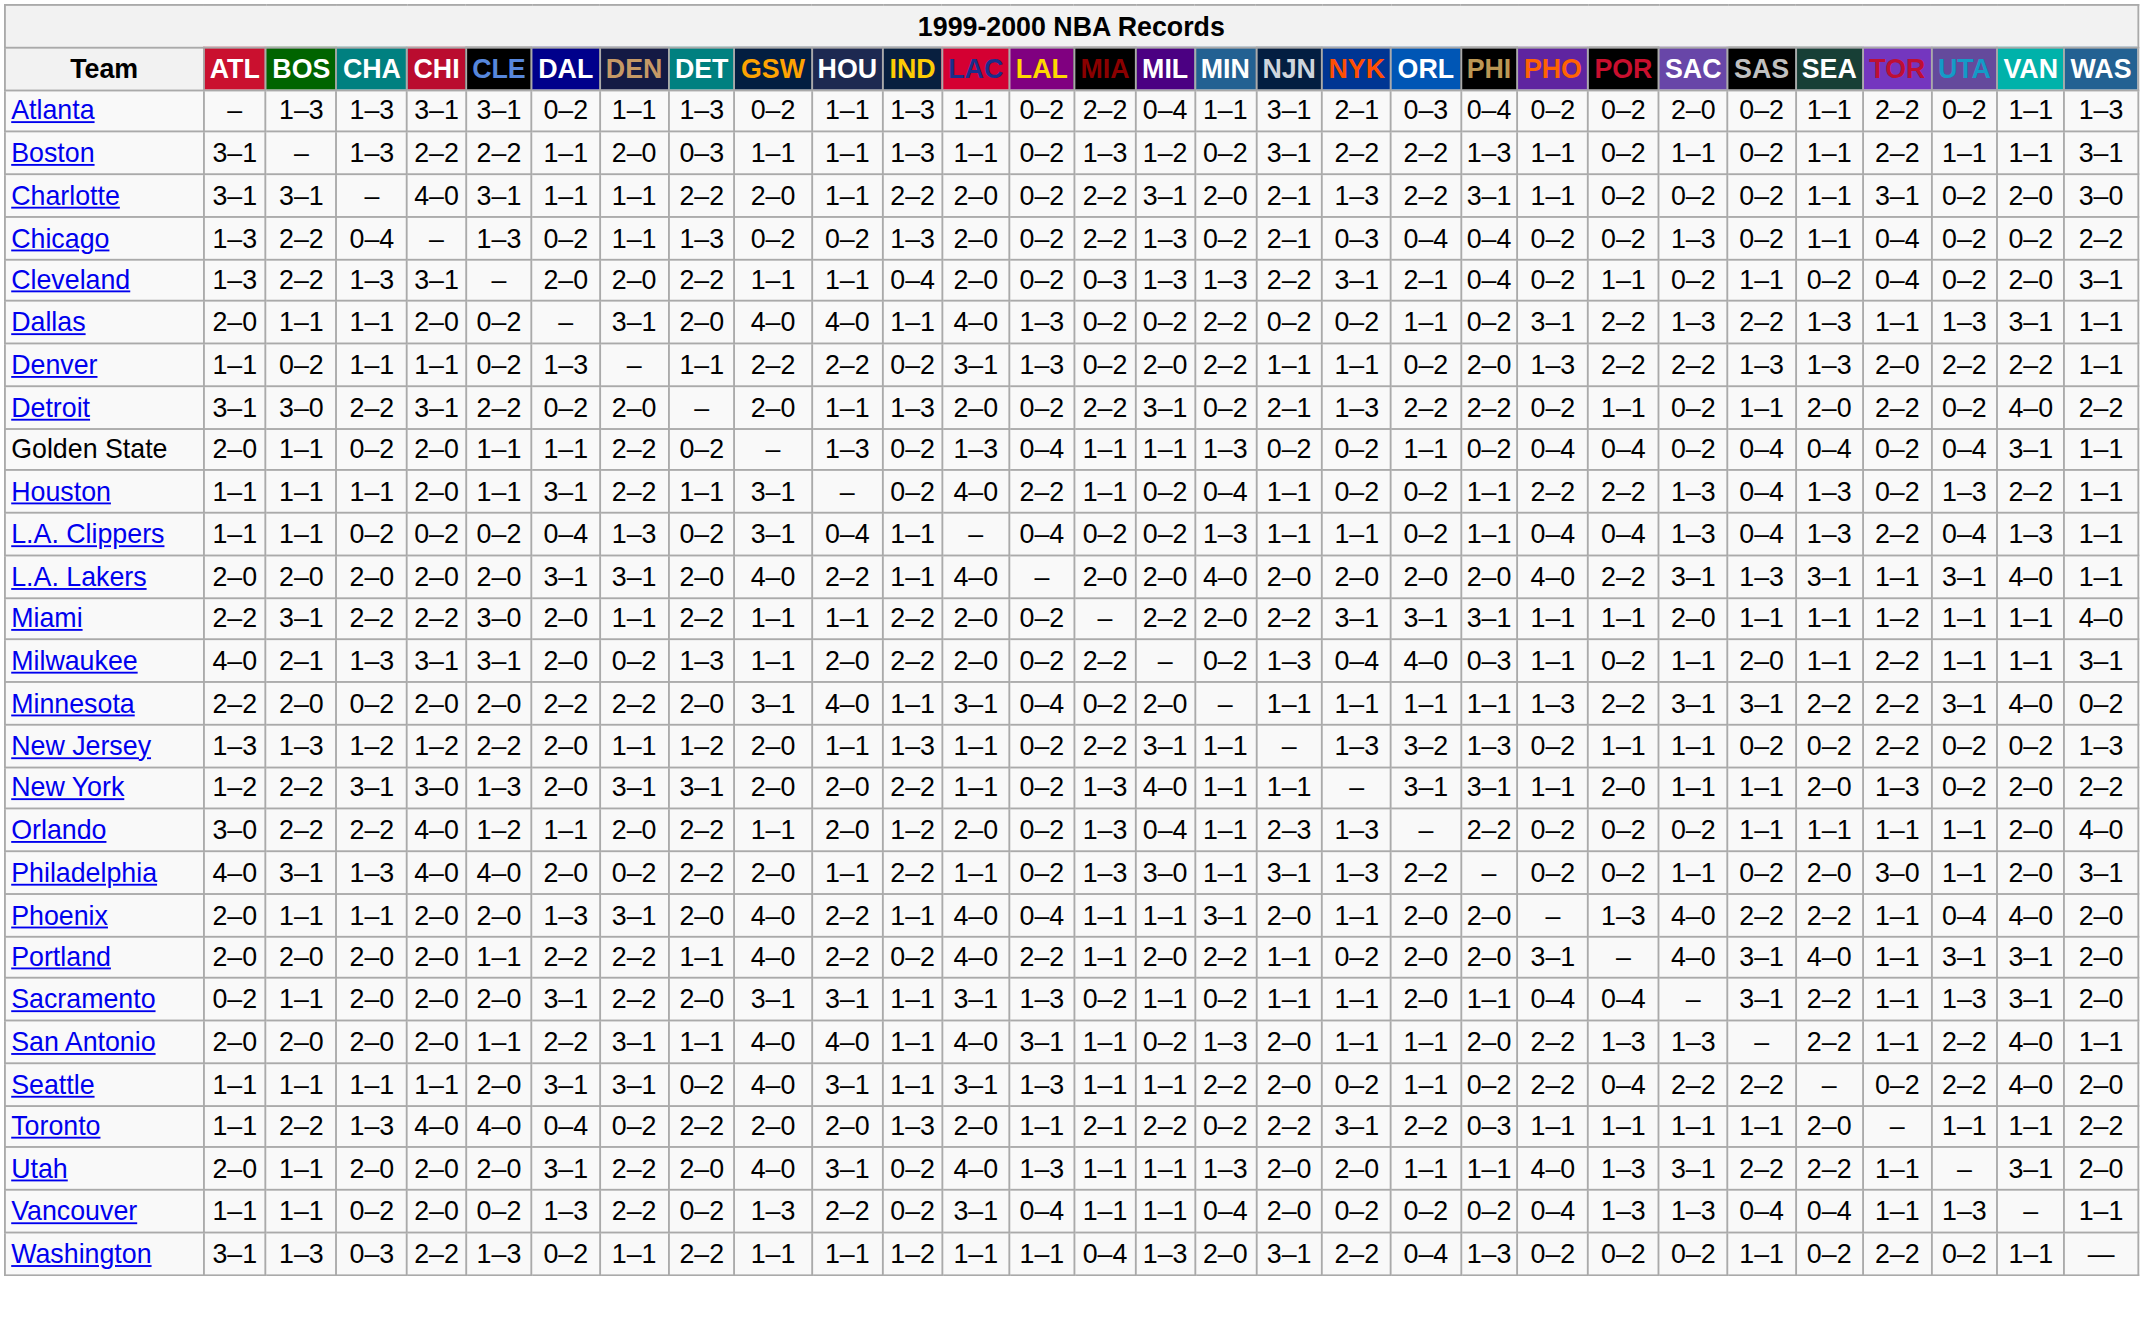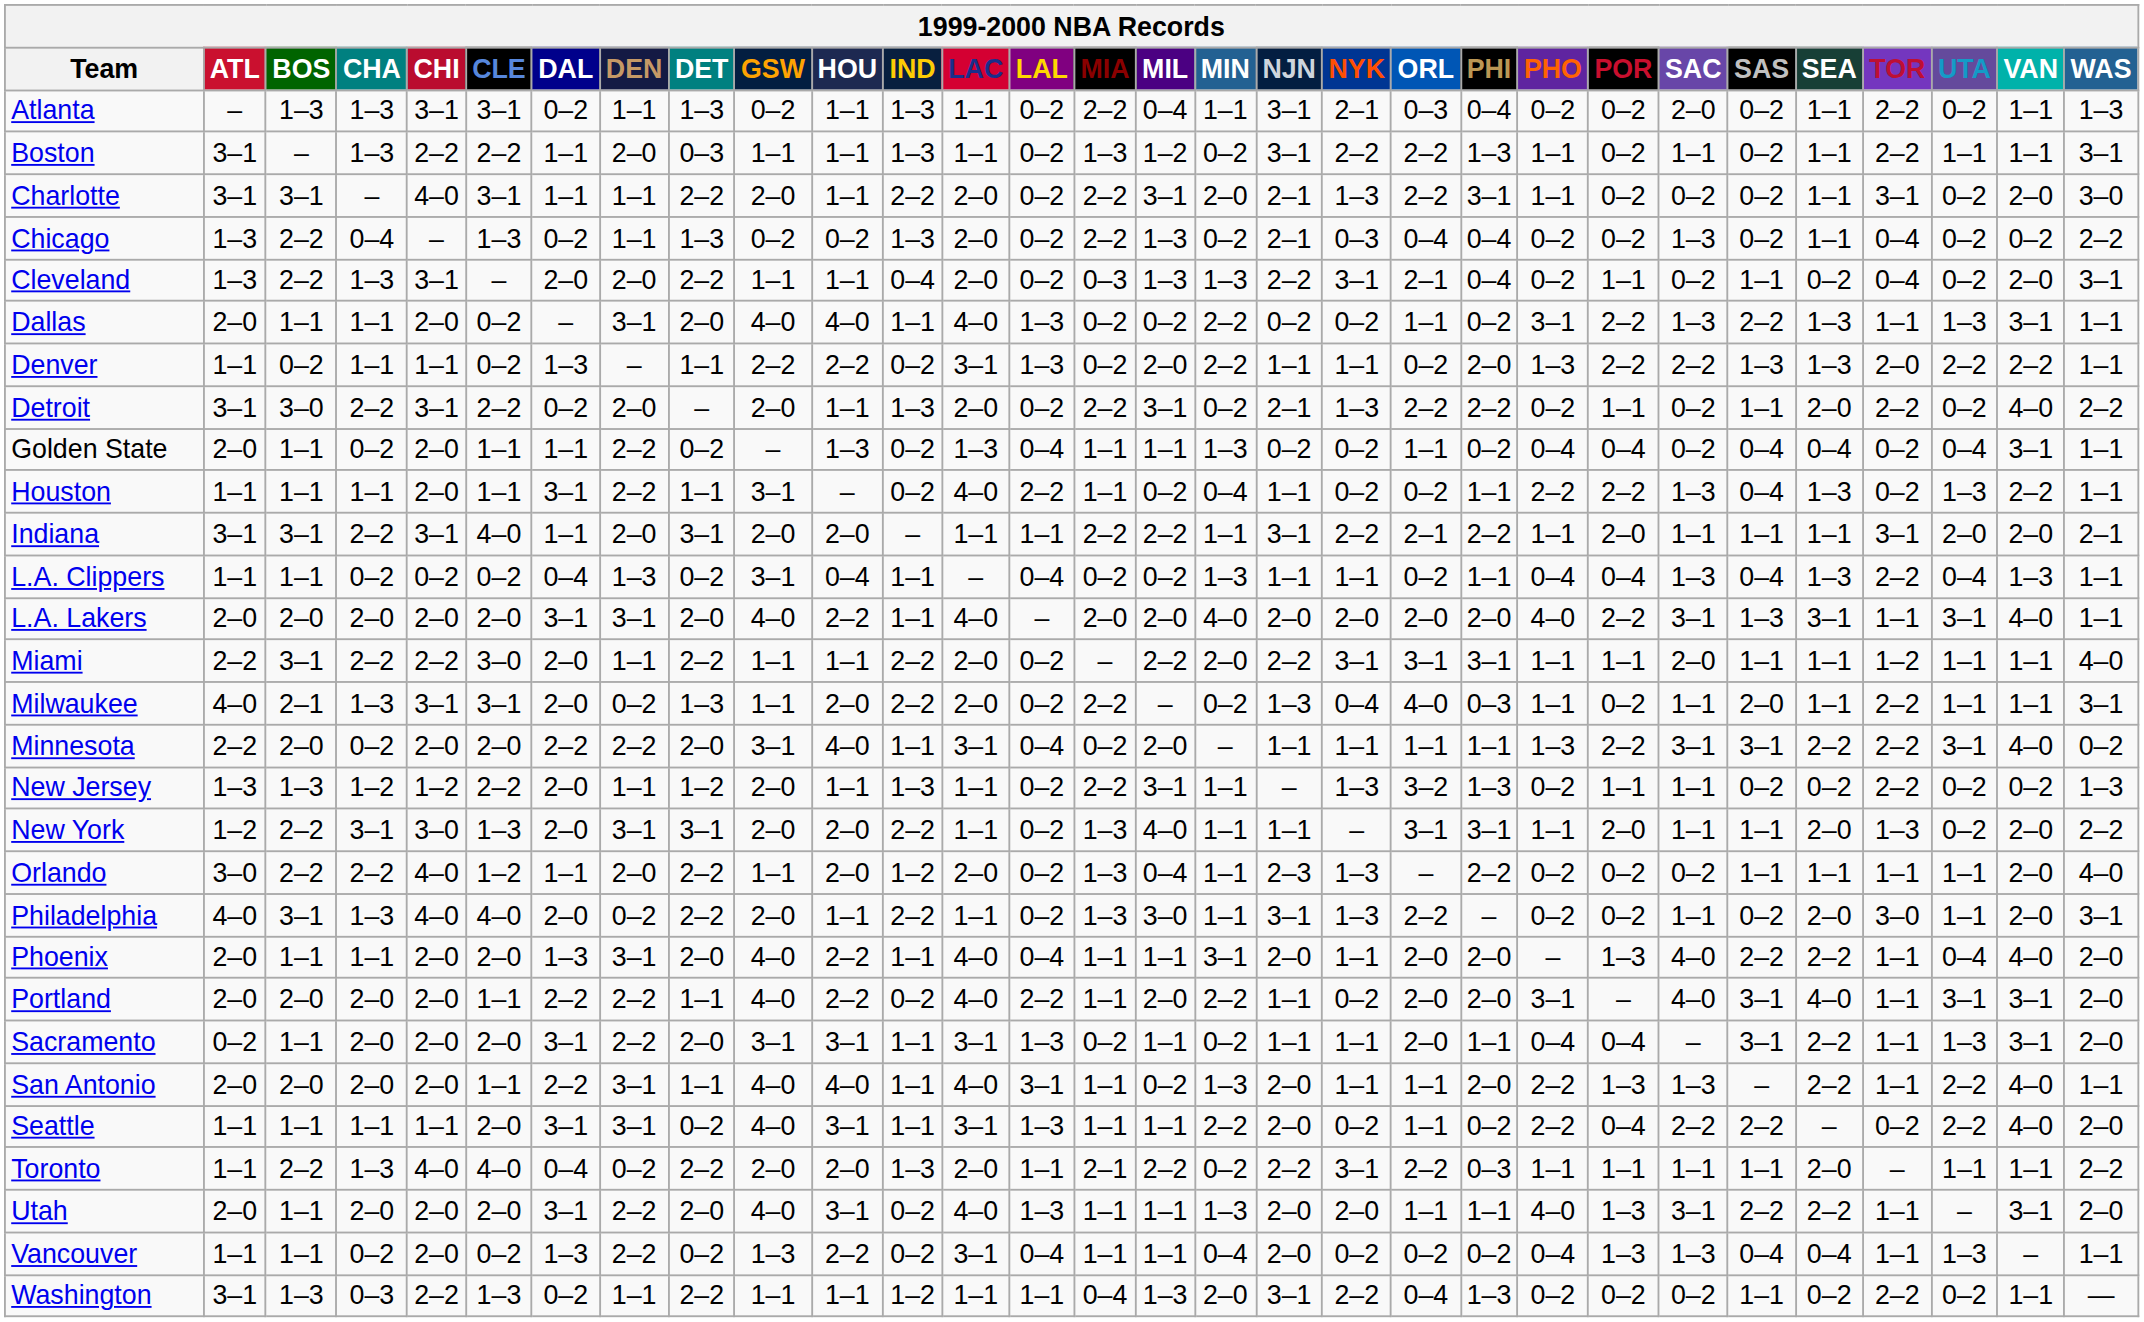+ row: (55, 534)
